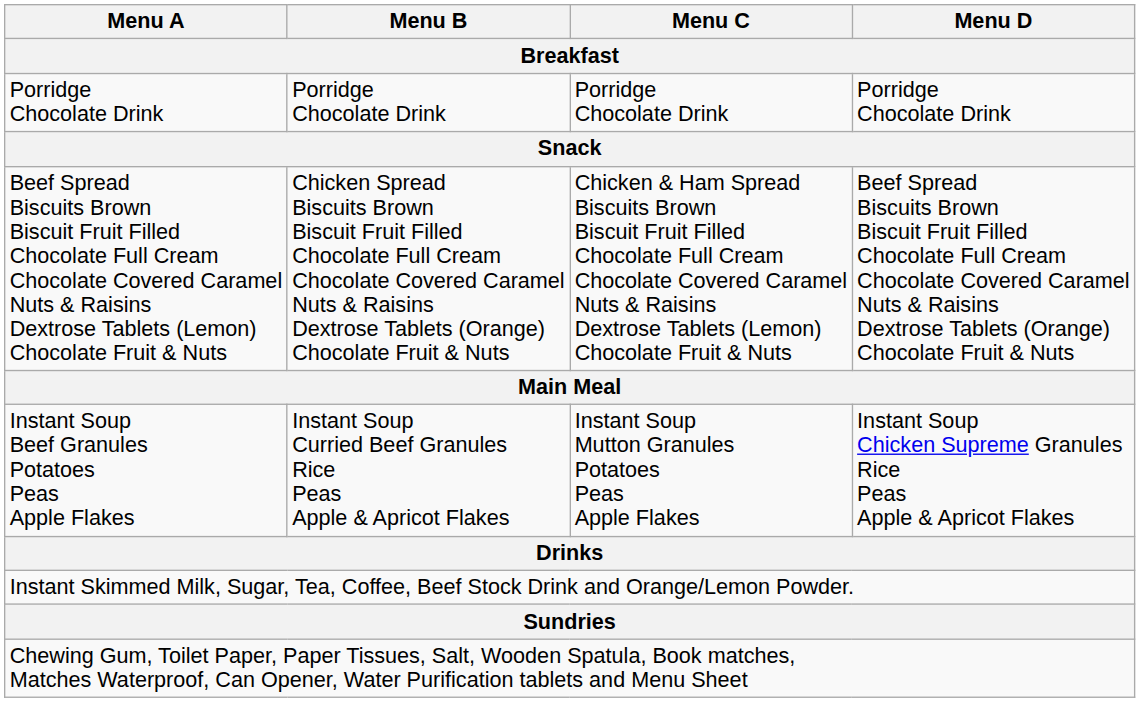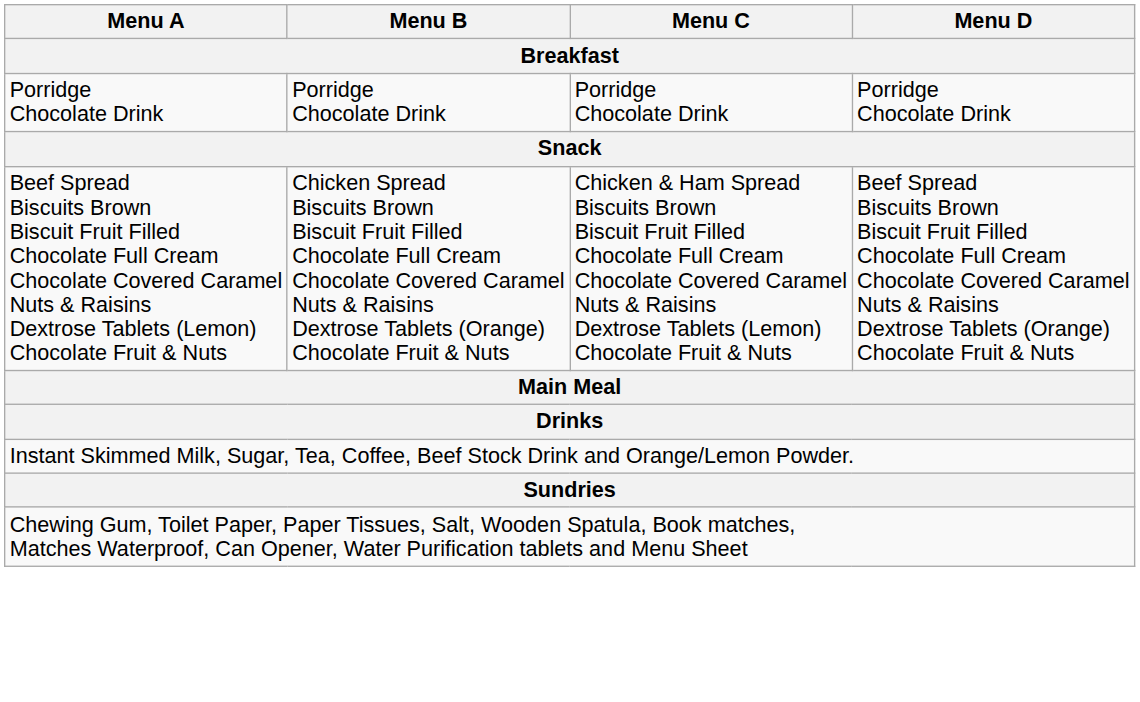- row: (79, 470)
